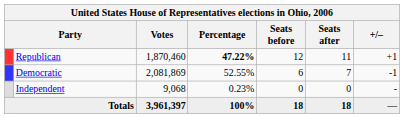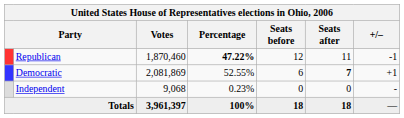(392, 57) +1 -> (393, 57) -1
(349, 73) normal -> (349, 73) bold
(393, 73) -1 -> (392, 73) +1
